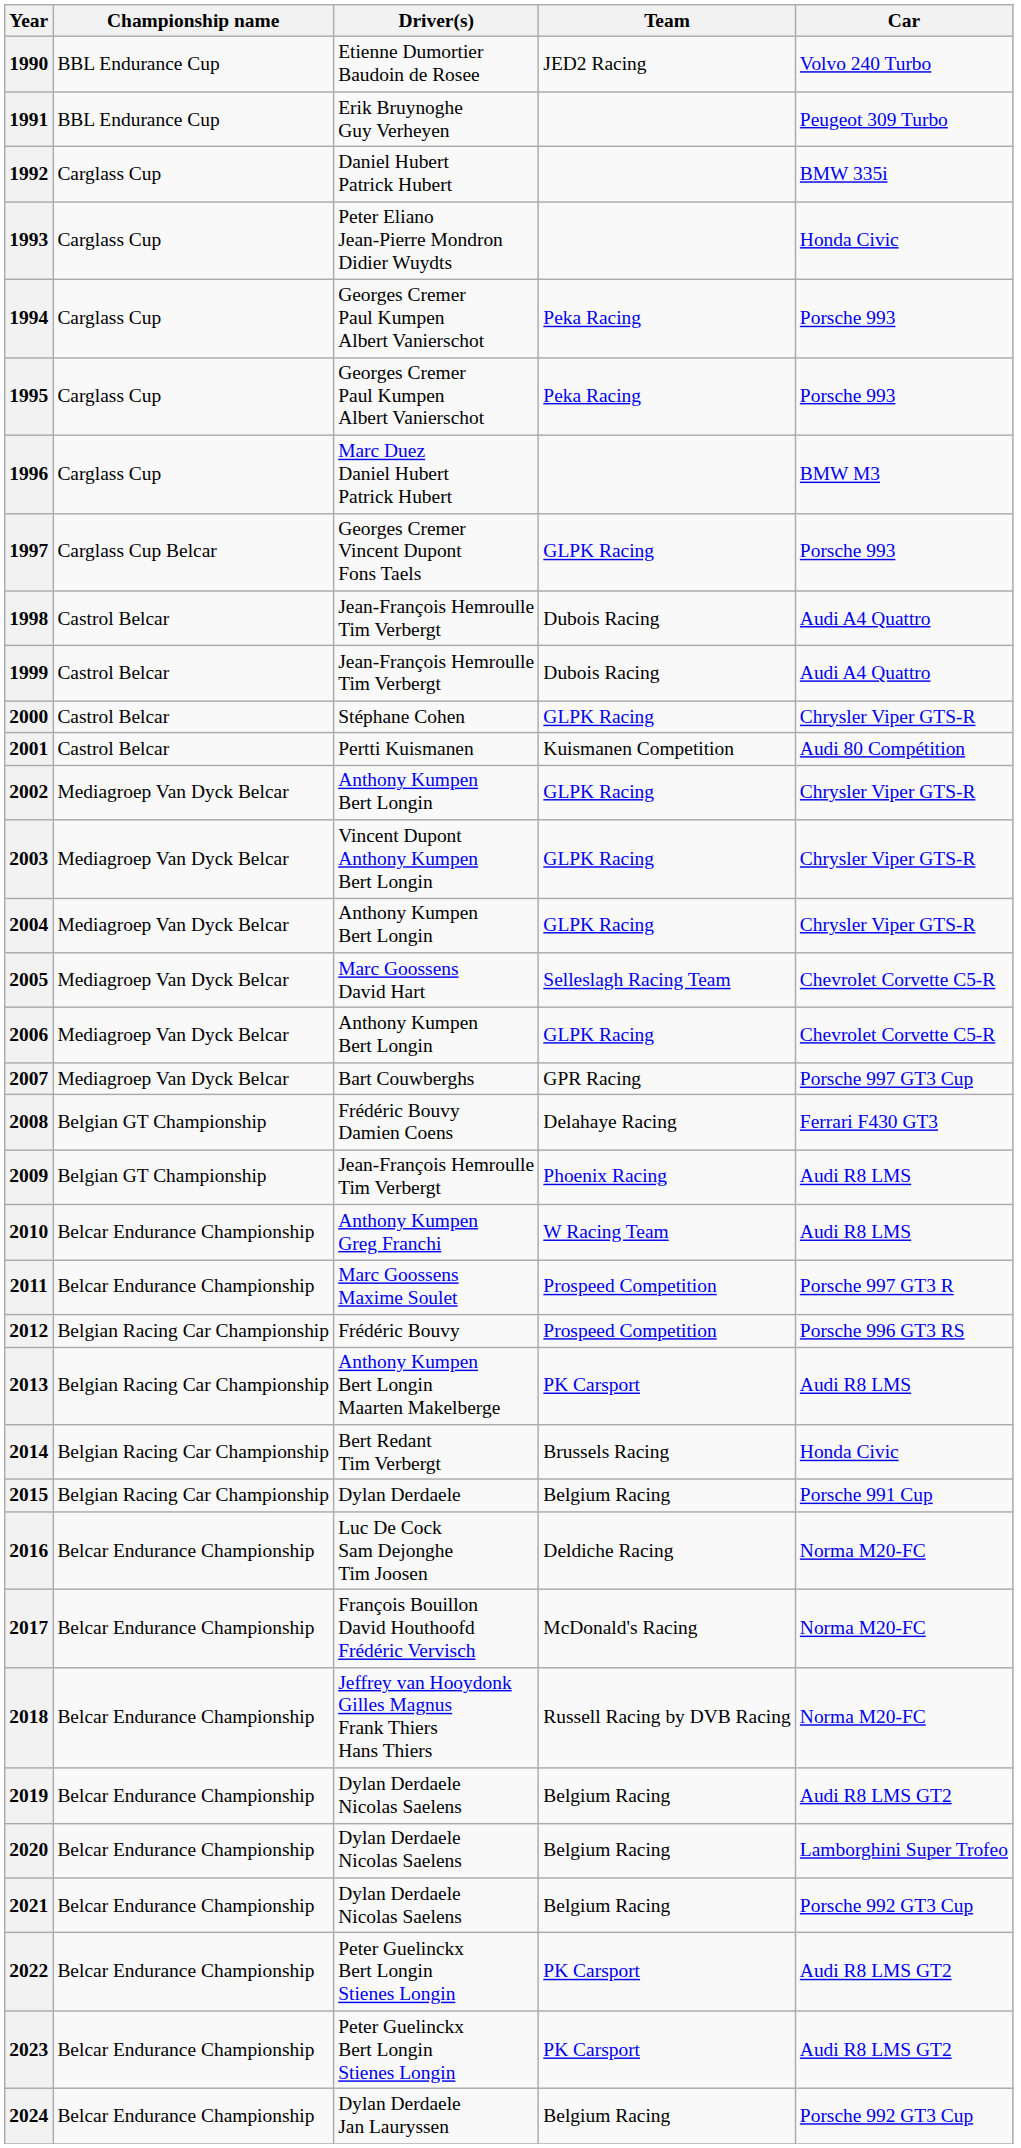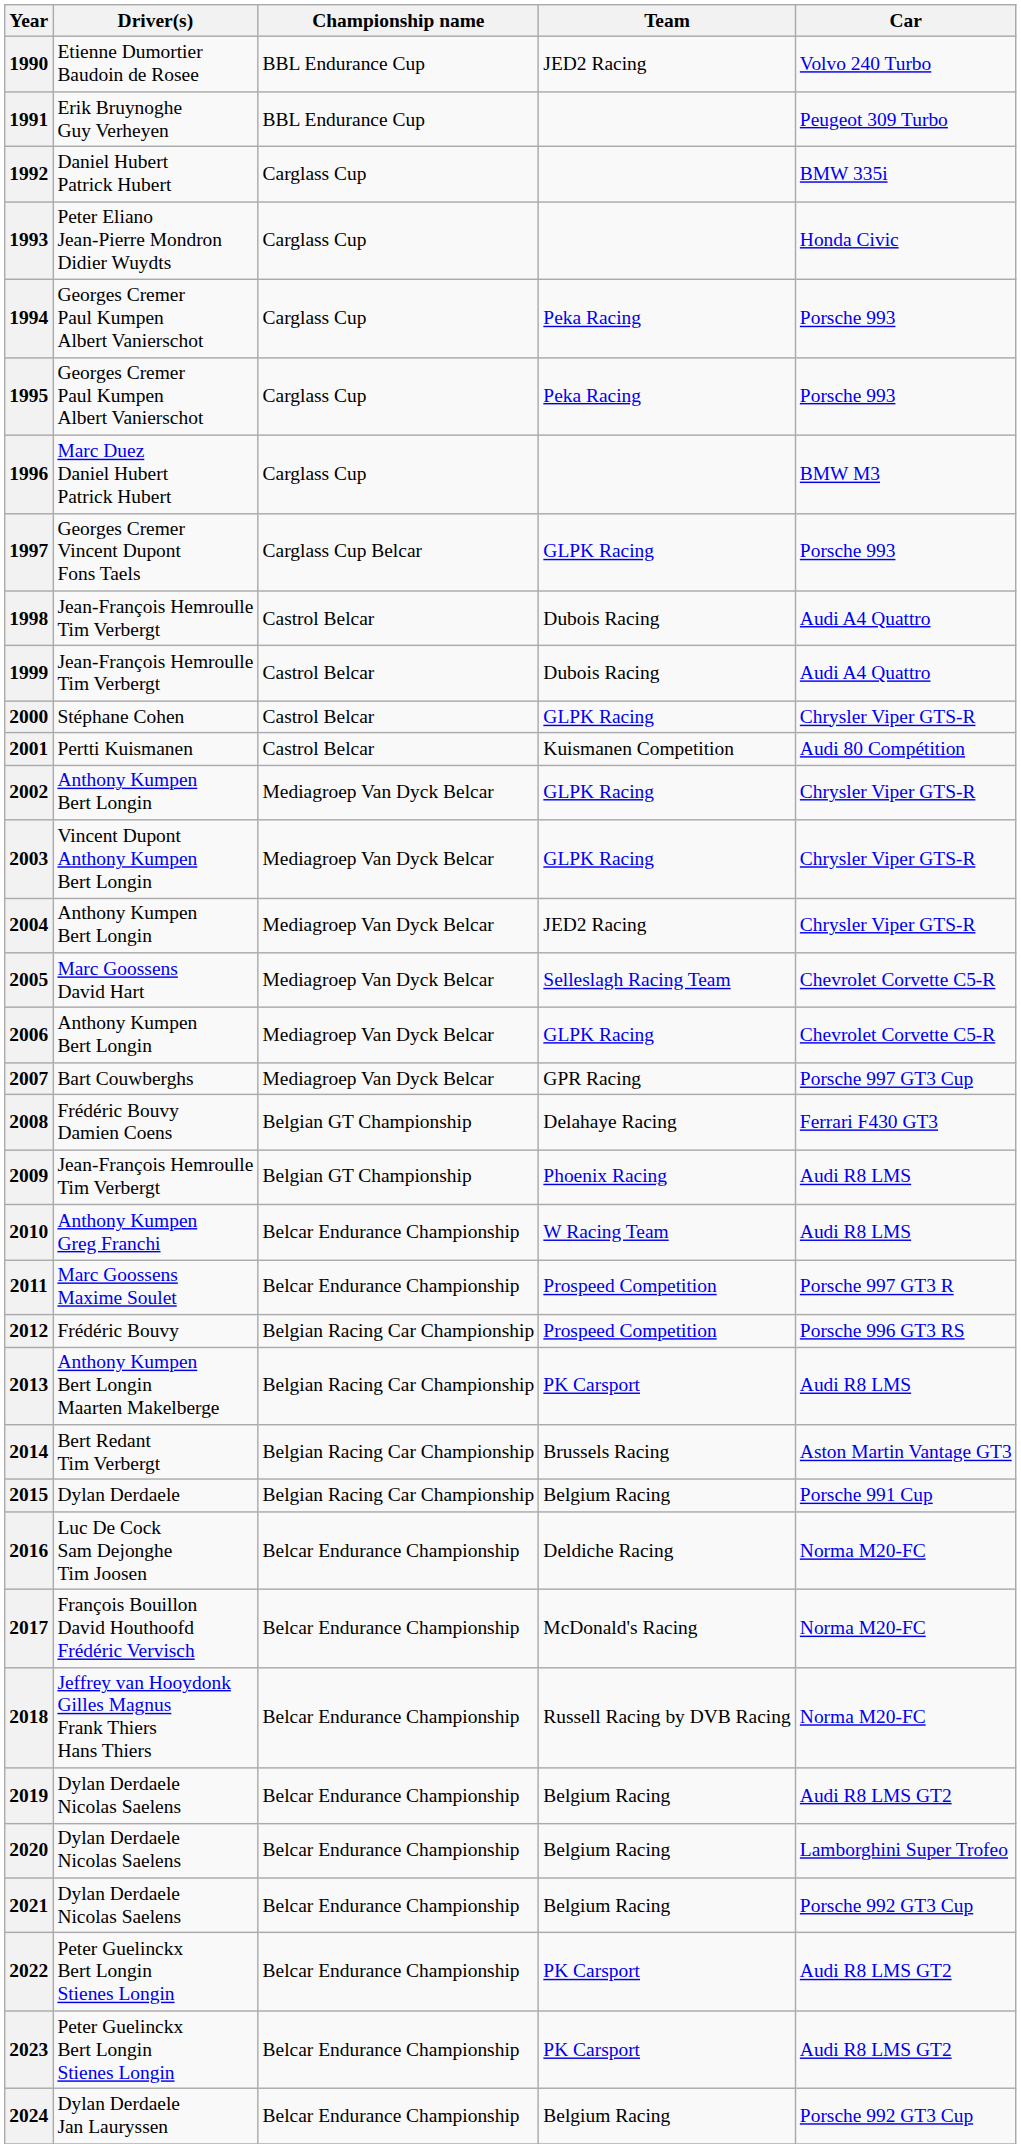columns swapped: (193, 20) <-> (436, 20)
(599, 924) GLPK Racing -> (595, 924) JED2 Racing
(849, 1451) Honda Civic -> (906, 1451) Aston Martin Vantage GT3
